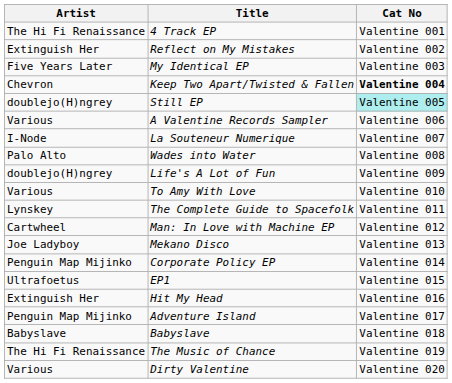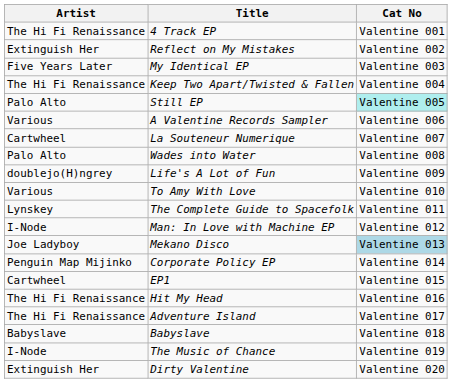(30, 85) Chevron -> (76, 85) The Hi Fi Renaissance
(402, 85) bold -> (402, 85) normal
(60, 102) doublejo(H)ngrey -> (37, 102) Palo Alto
(27, 138) I-Node -> (37, 138) Cartwheel
(37, 227) Cartwheel -> (27, 227) I-Node
(402, 245) no background -> (402, 245) lightblue background
(43, 280) Ultrafoetus -> (37, 280) Cartwheel
(53, 298) Extinguish Her -> (76, 298) The Hi Fi Renaissance
(69, 316) Penguin Map Mijinko -> (76, 316) The Hi Fi Renaissance
(76, 351) The Hi Fi Renaissance -> (27, 351) I-Node
(30, 369) Various -> (53, 369) Extinguish Her
